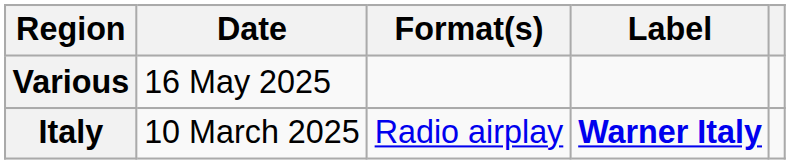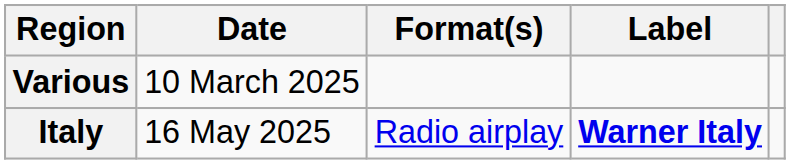(238, 81) 16 May 2025 -> (252, 81) 10 March 2025
(252, 132) 10 March 2025 -> (238, 132) 16 May 2025
